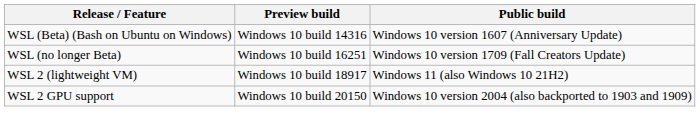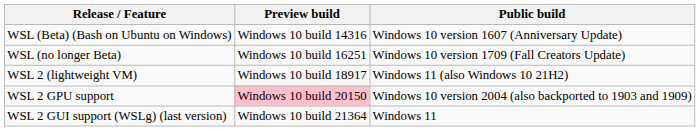(302, 95) no background -> (302, 95) pink background
+ row: (117, 116)
